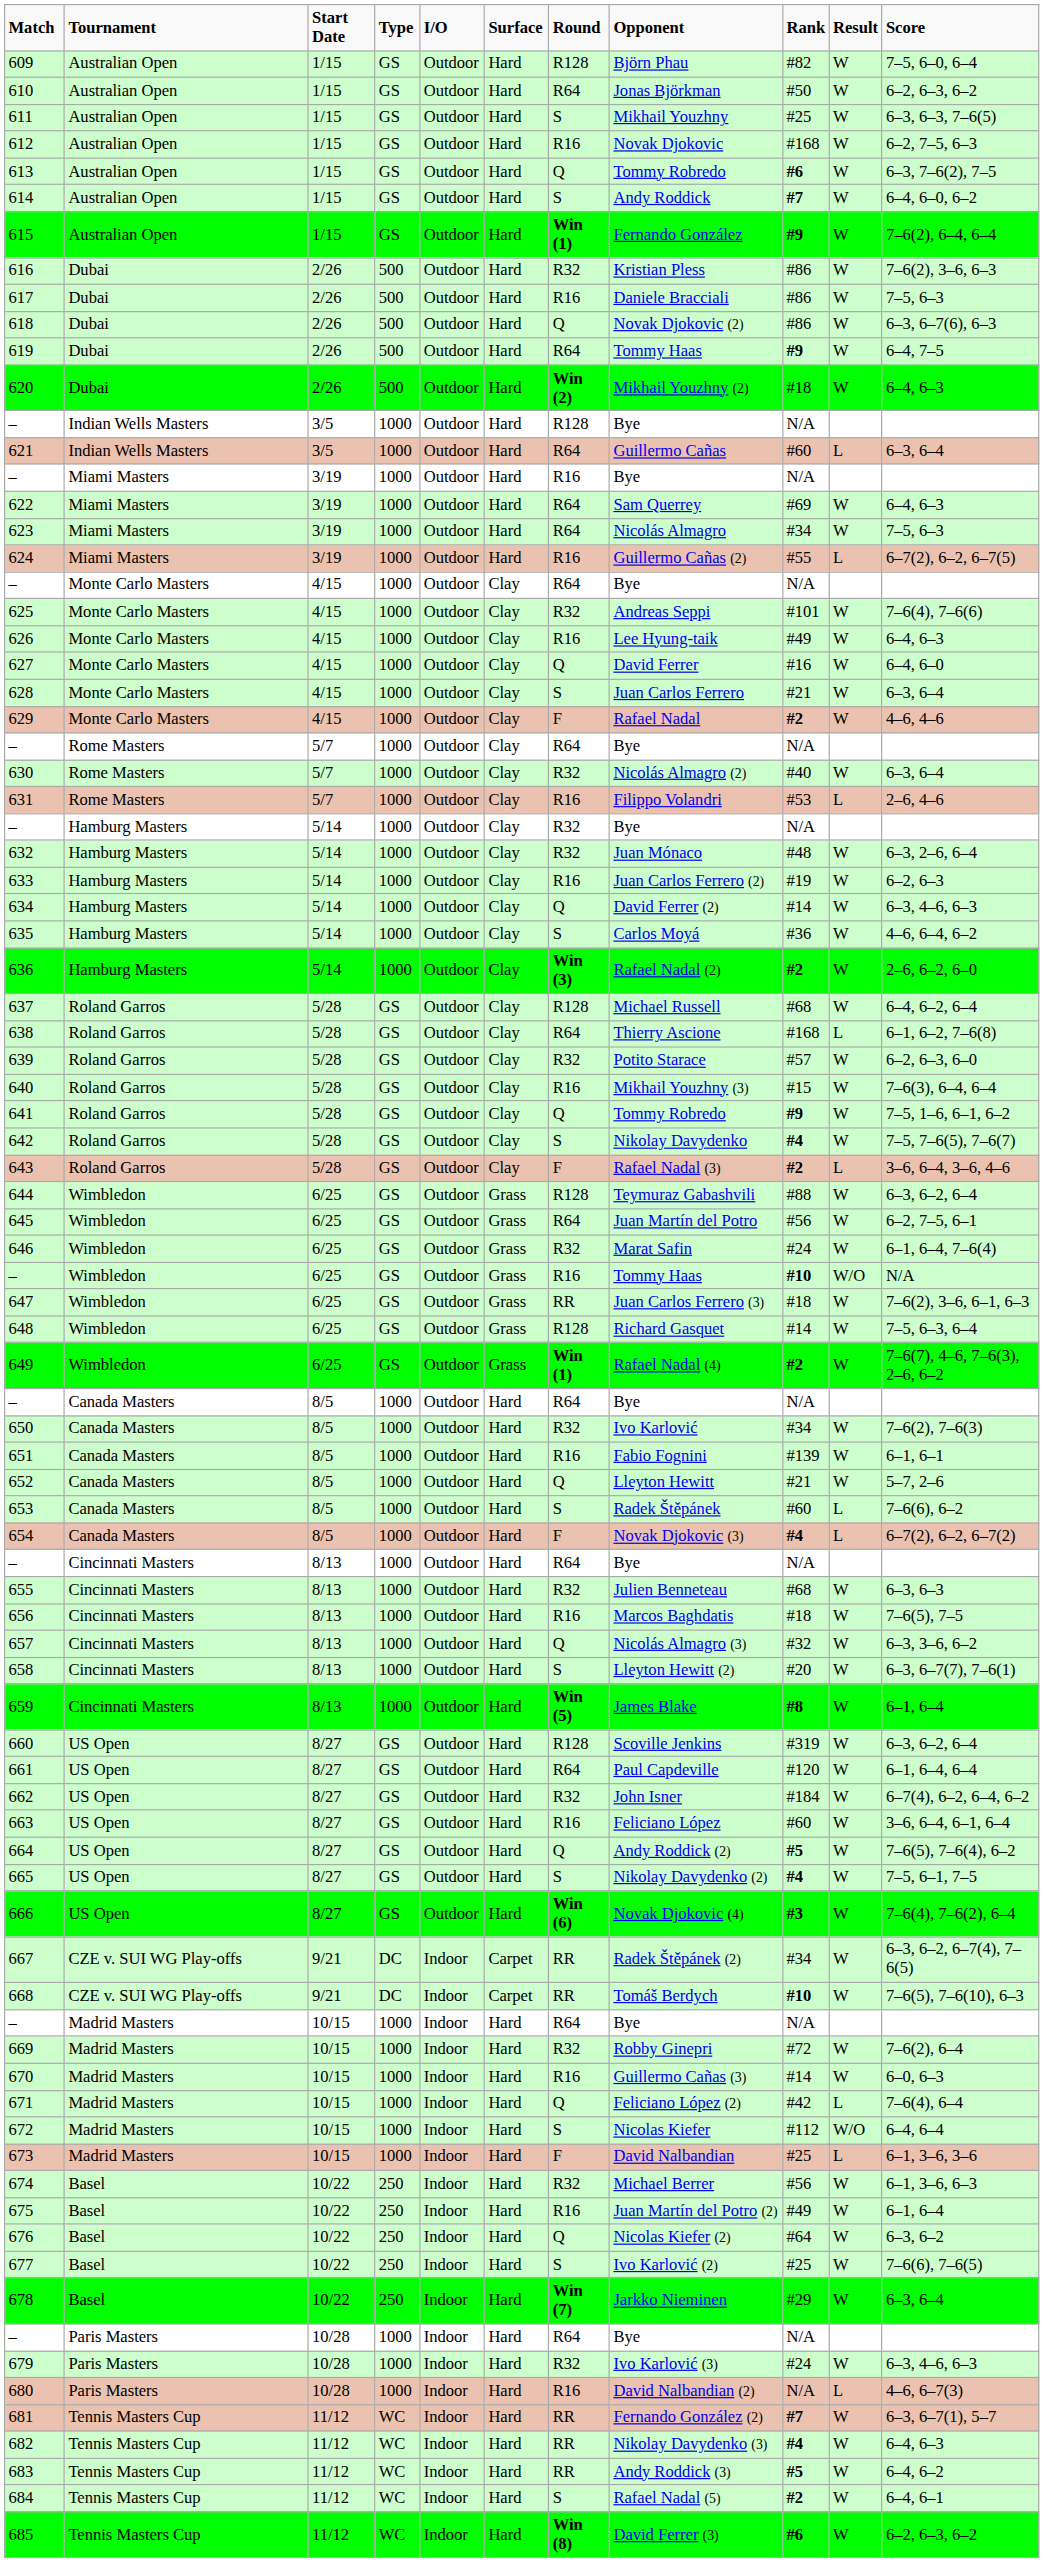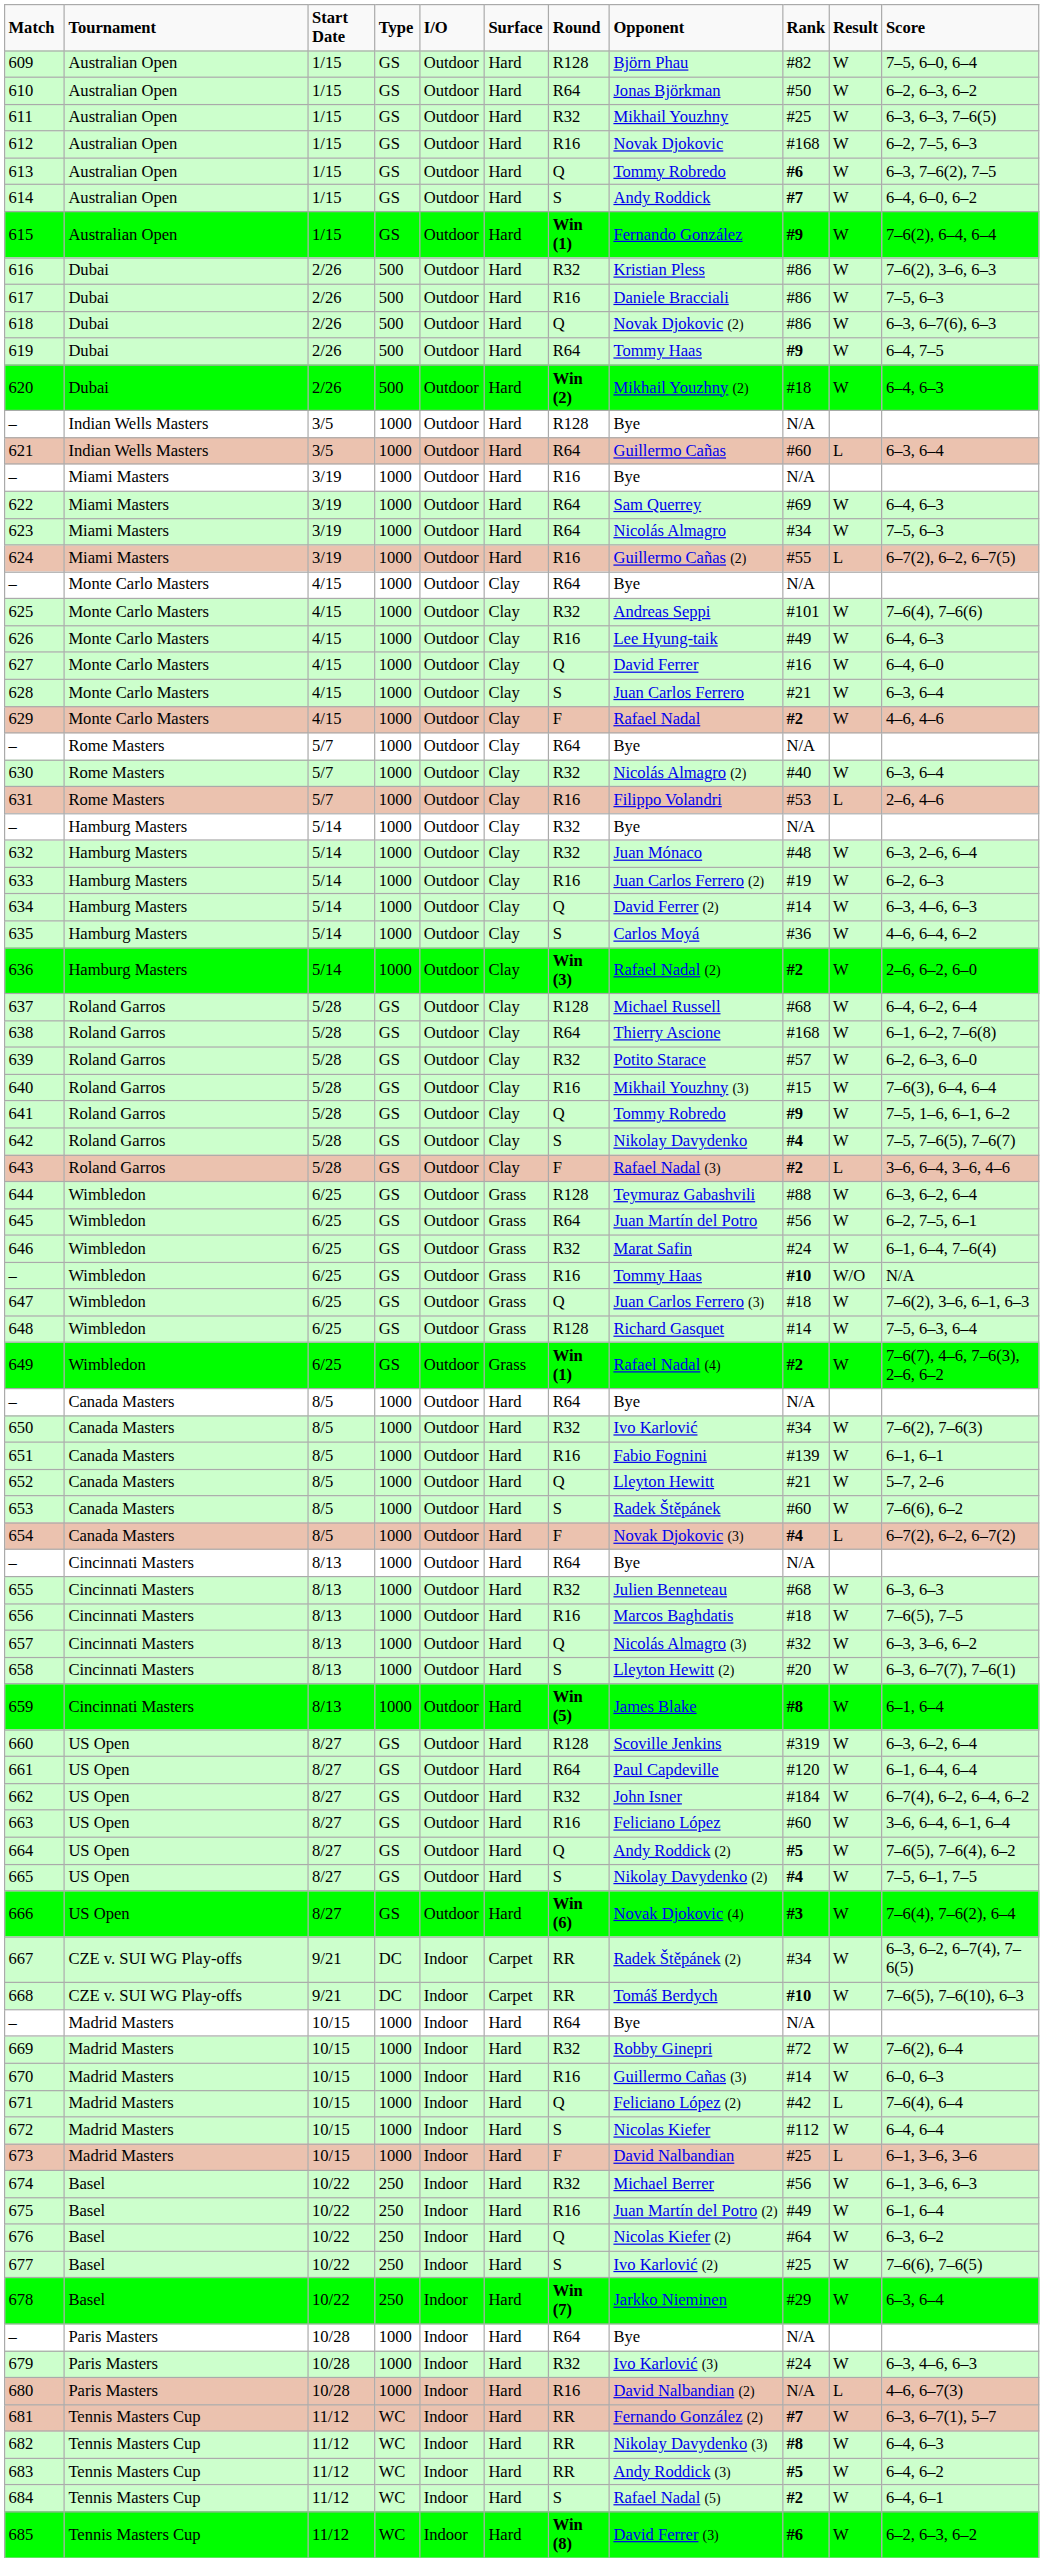(557, 117) S -> (566, 117) R32
(838, 1033) L -> (841, 1033) W
(564, 1302) RR -> (559, 1302) Q
(838, 1509) L -> (841, 1509) W
(849, 2130) W/O -> (841, 2130) W
(795, 2444) #4 -> (795, 2444) #8
